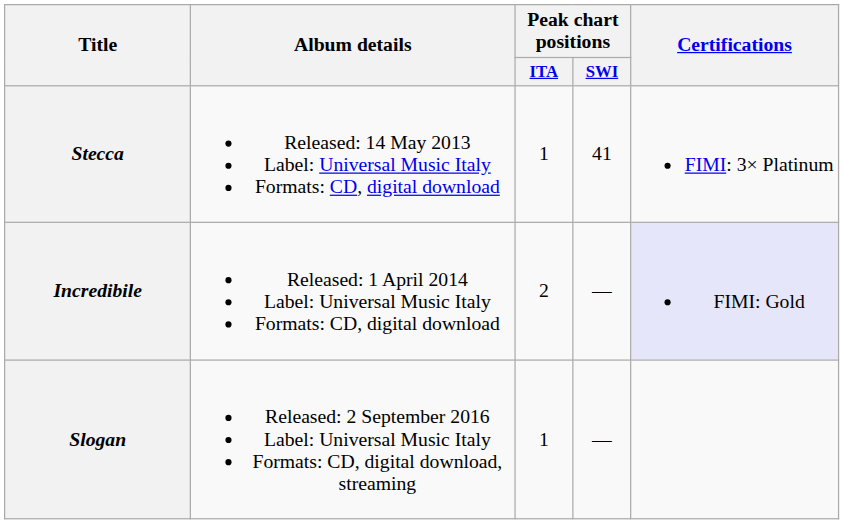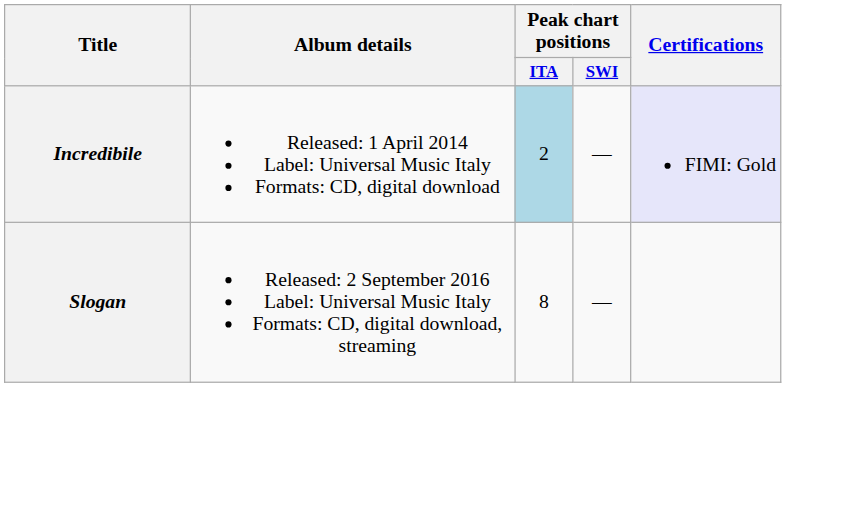- row: (98, 153)
(544, 290) no background -> (544, 153) lightblue background
(544, 438) 1 -> (544, 302) 8
